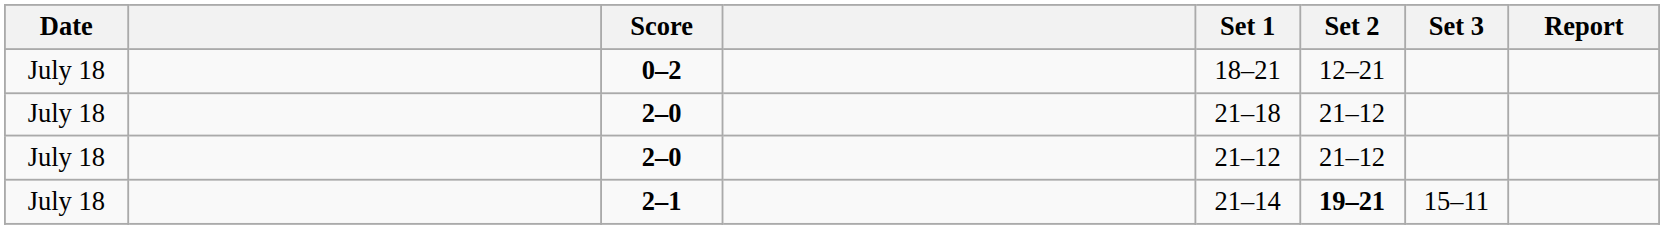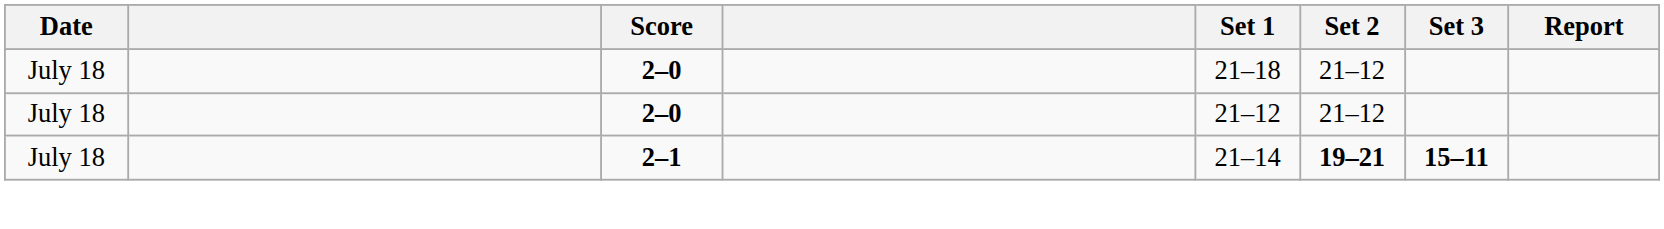- row: (66, 70)
(1456, 201) normal -> (1456, 157) bold
